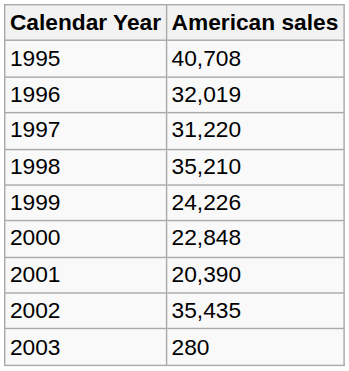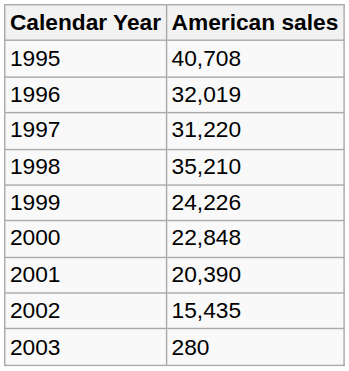(206, 310) 35,435 -> (206, 310) 15,435
